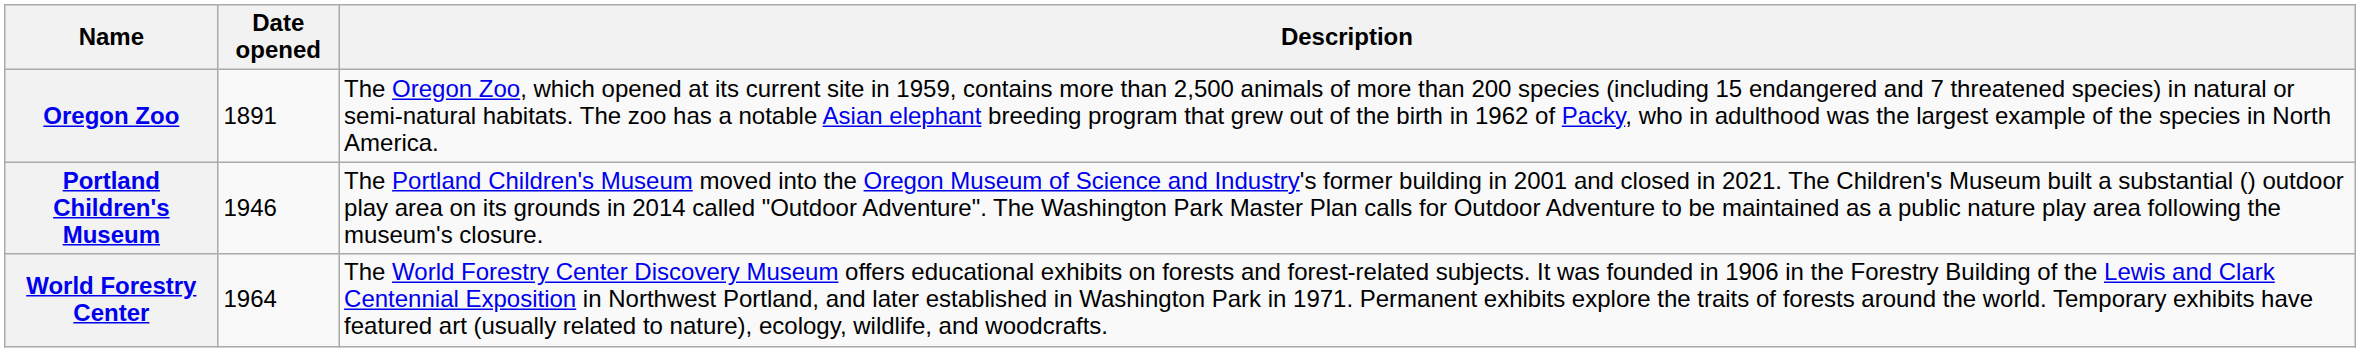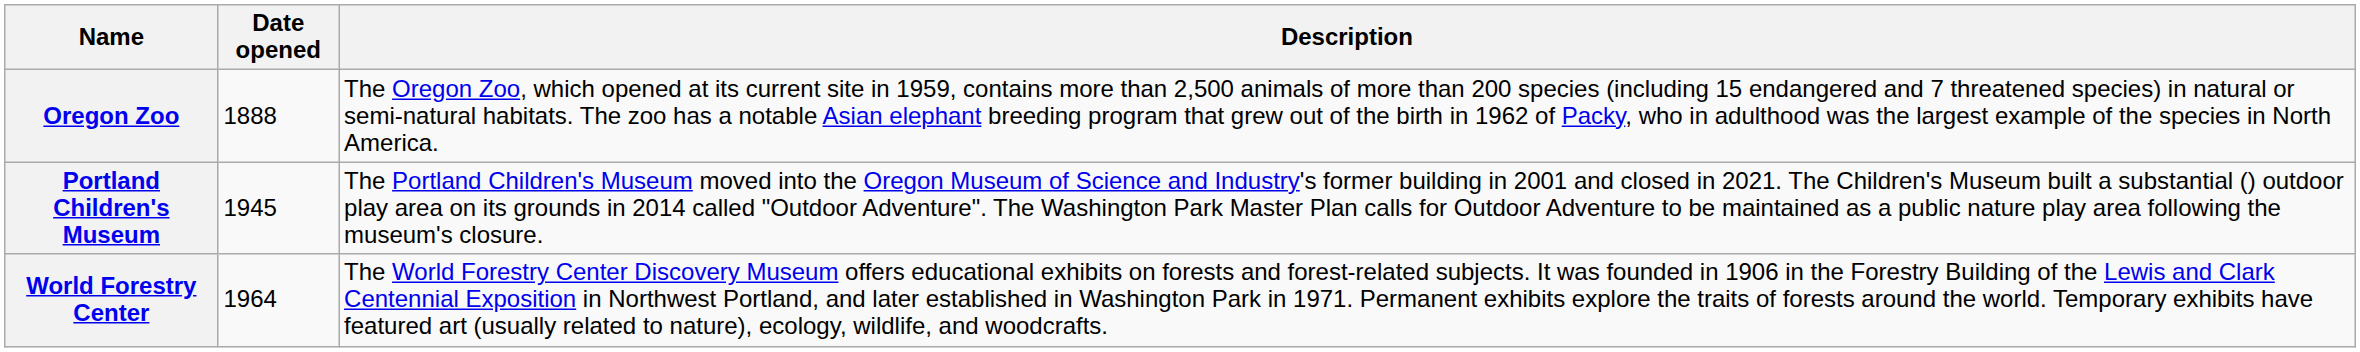(250, 115) 1891 -> (250, 115) 1888
(250, 207) 1946 -> (250, 207) 1945
